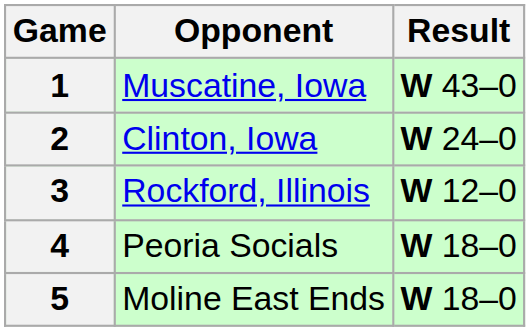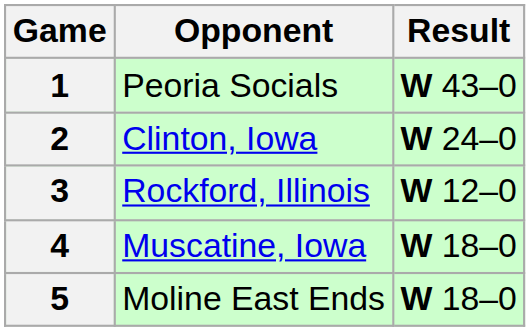(244, 84) Muscatine, Iowa -> (230, 84) Peoria Socials
(230, 245) Peoria Socials -> (244, 245) Muscatine, Iowa
